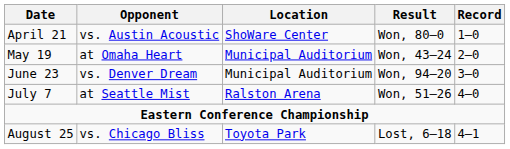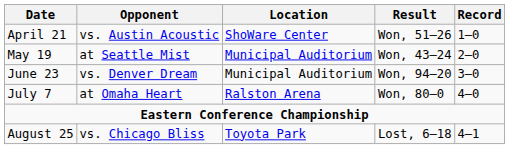(411, 34) Won, 80–0 -> (415, 34) Won, 51–26
(131, 54) at Omaha Heart -> (135, 54) at Seattle Mist
(135, 94) at Seattle Mist -> (131, 94) at Omaha Heart
(415, 94) Won, 51–26 -> (411, 94) Won, 80–0
